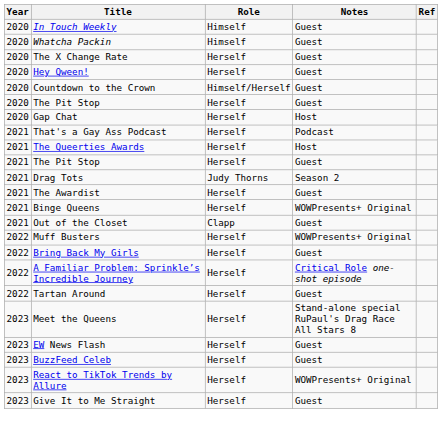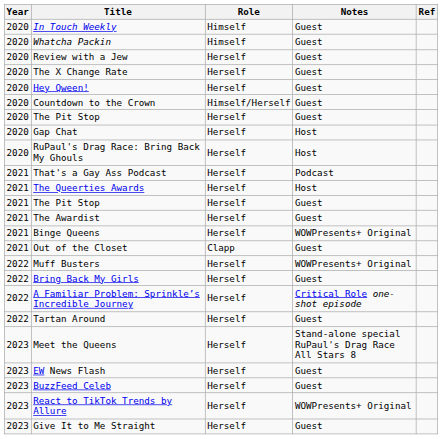+ row: (18, 57)
+ row: (18, 153)
- row: (18, 177)
